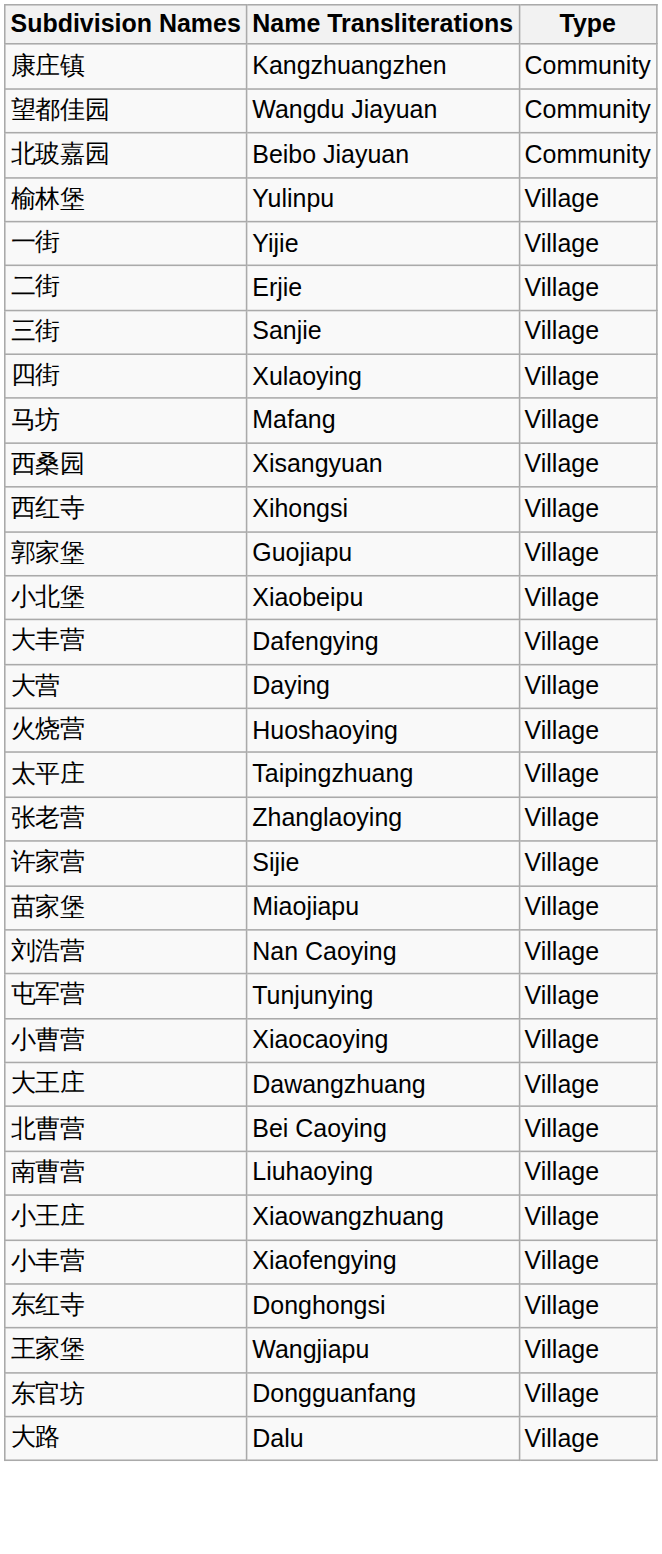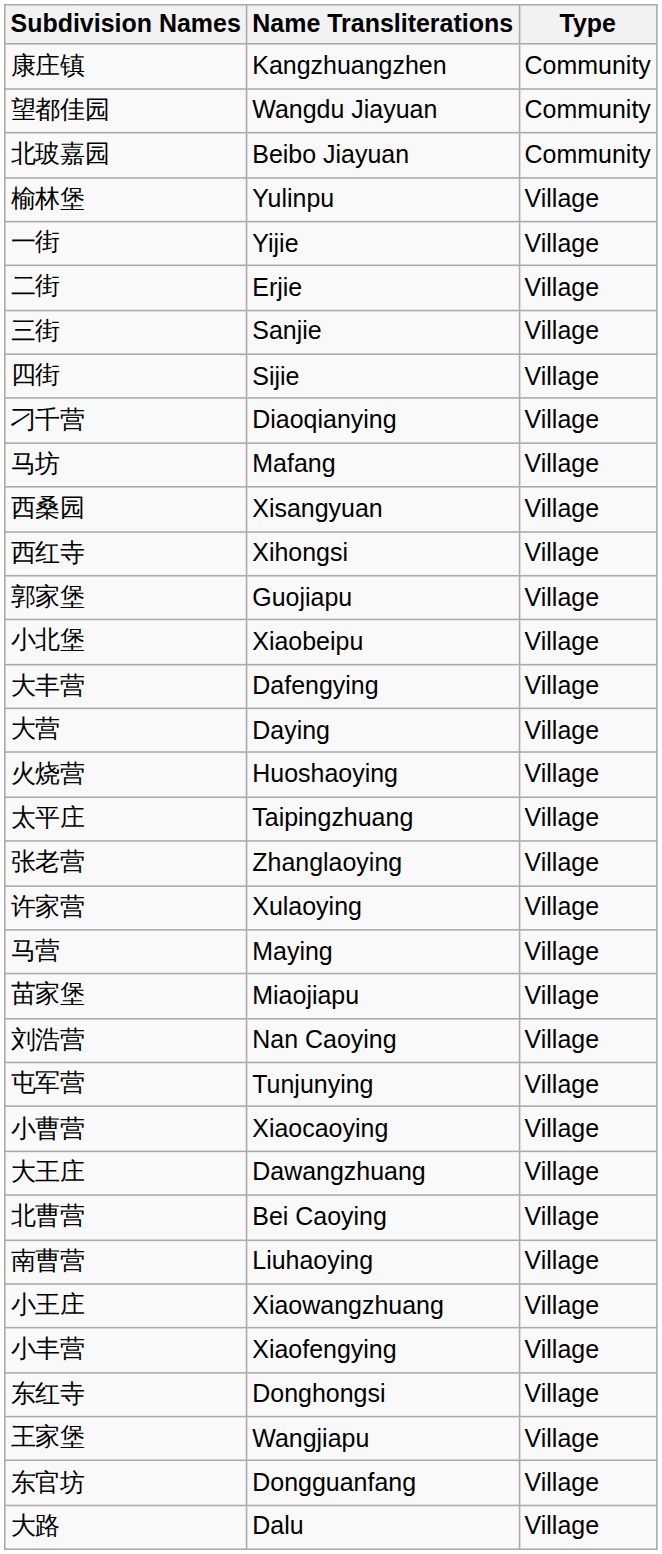(307, 376) Xulaoying -> (276, 376) Sijie
+ row: (48, 419)
(276, 862) Sijie -> (307, 907) Xulaoying
+ row: (35, 950)
